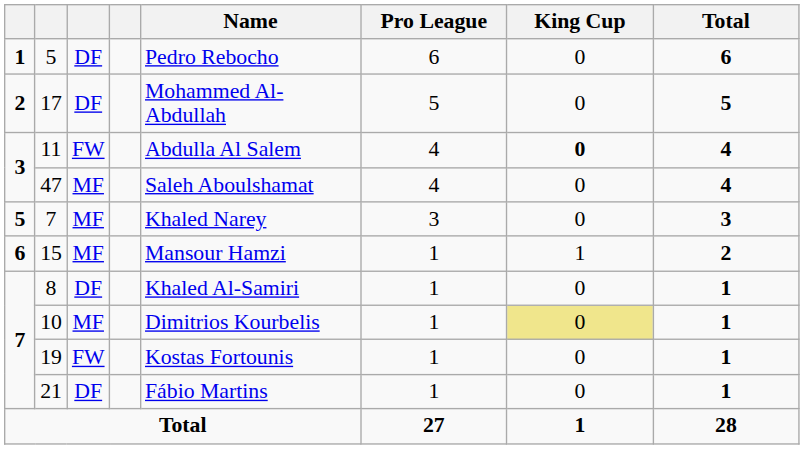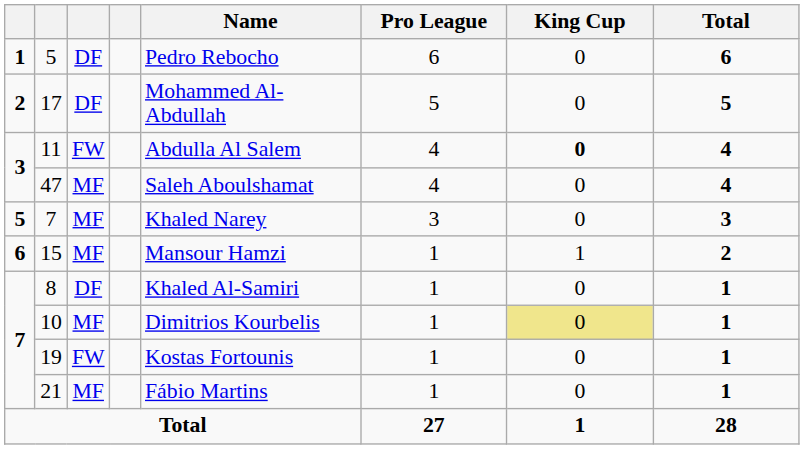(88, 391) DF -> (88, 391) MF
